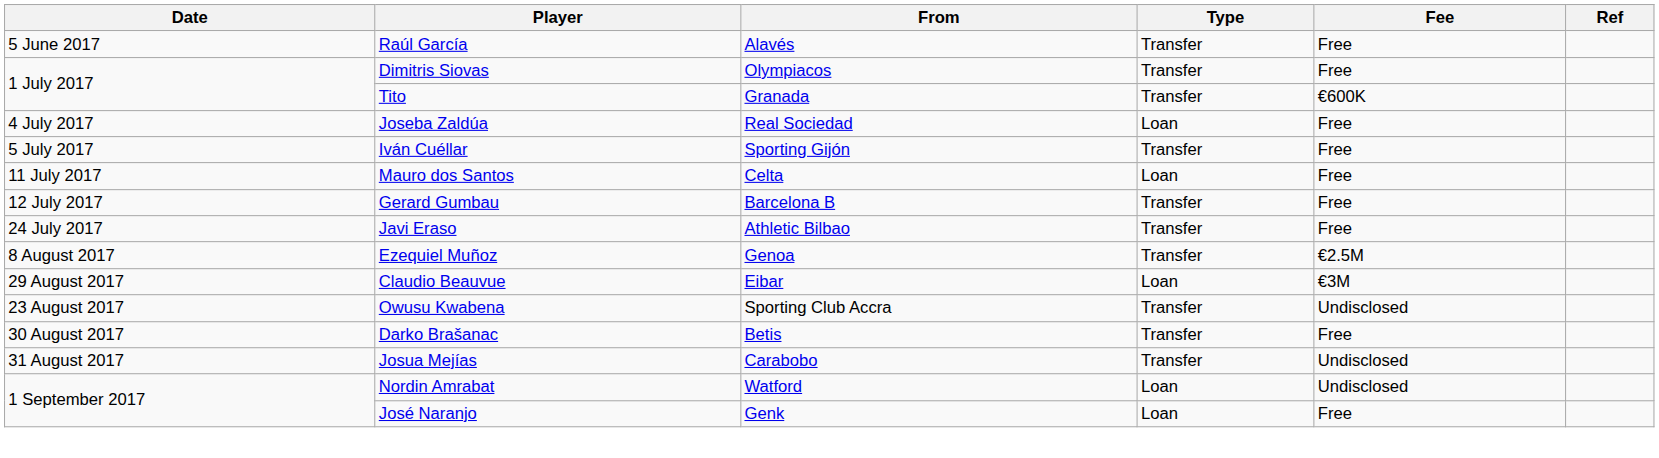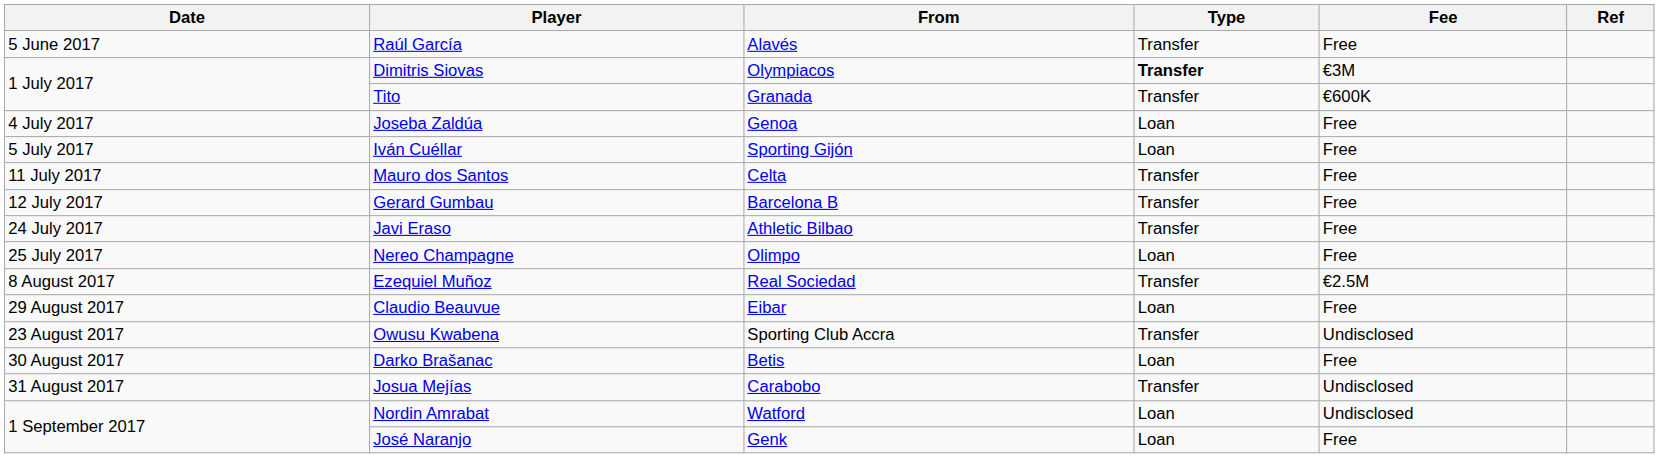(1172, 70) normal -> (1171, 70) bold
(1335, 70) Free -> (1339, 70) €3M
(799, 123) Real Sociedad -> (772, 123) Genoa
(1172, 149) Transfer -> (1156, 149) Loan
(1159, 176) Loan -> (1168, 176) Transfer
+ row: (444, 255)
(769, 255) Genoa -> (801, 281) Real Sociedad
(1334, 281) €3M -> (1340, 307) Free
(1172, 334) Transfer -> (1156, 360) Loan
